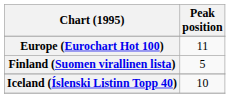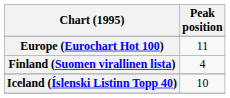(202, 64) 5 -> (202, 64) 4
